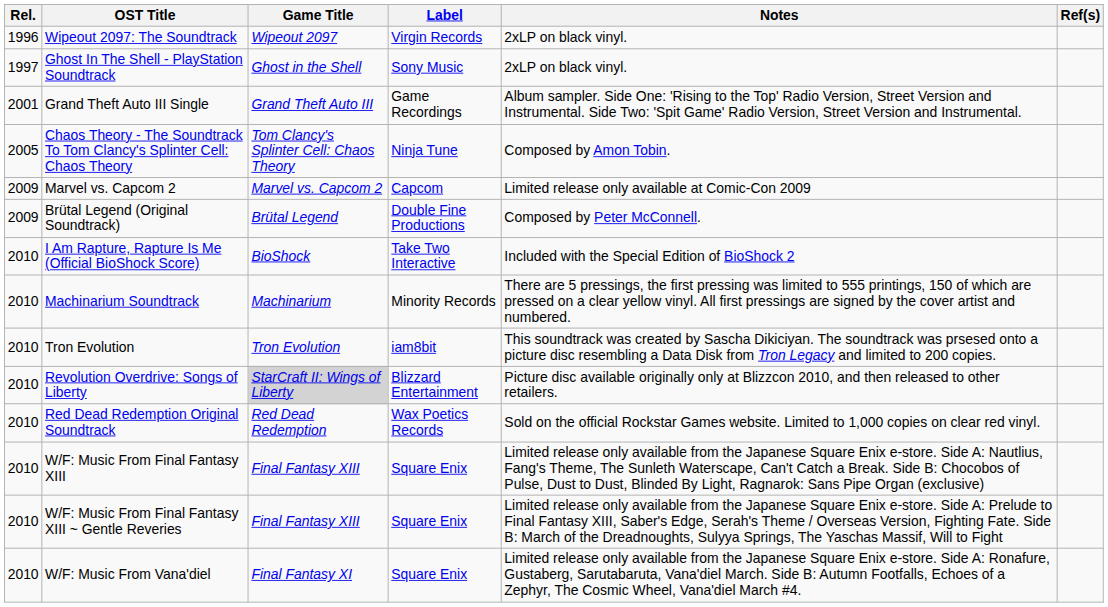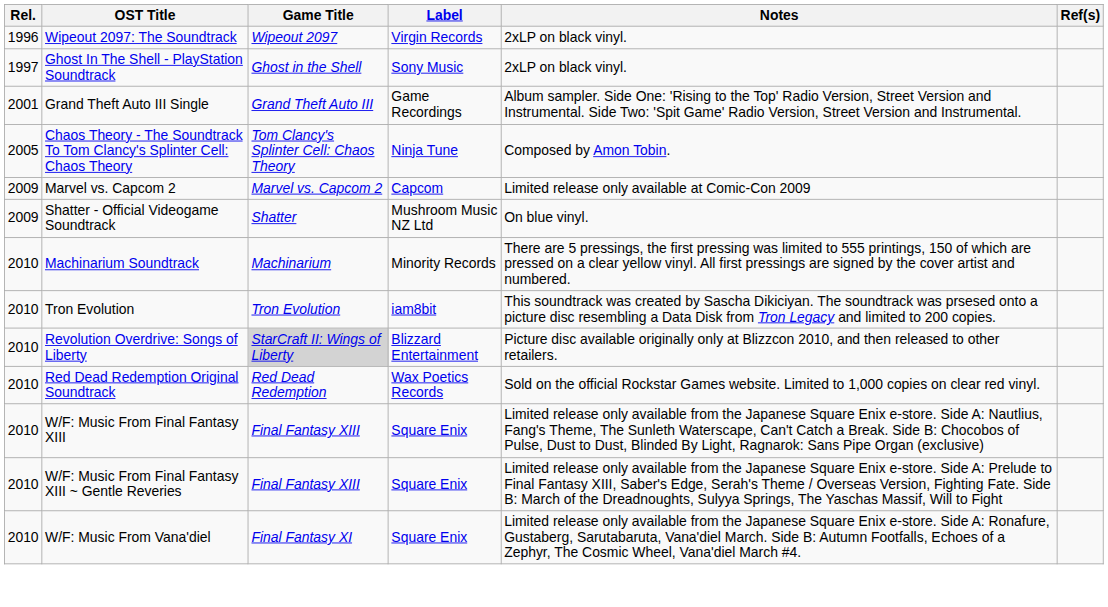- row: (117, 218)
+ row: (132, 218)
- row: (133, 256)
